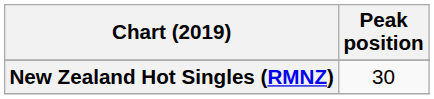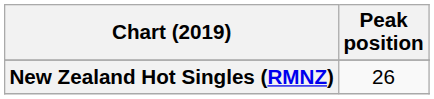(384, 76) 30 -> (384, 76) 26
